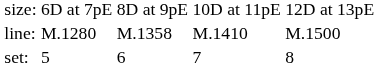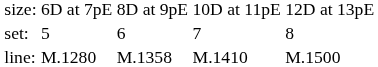rows swapped: (17, 57) <-> (20, 33)
